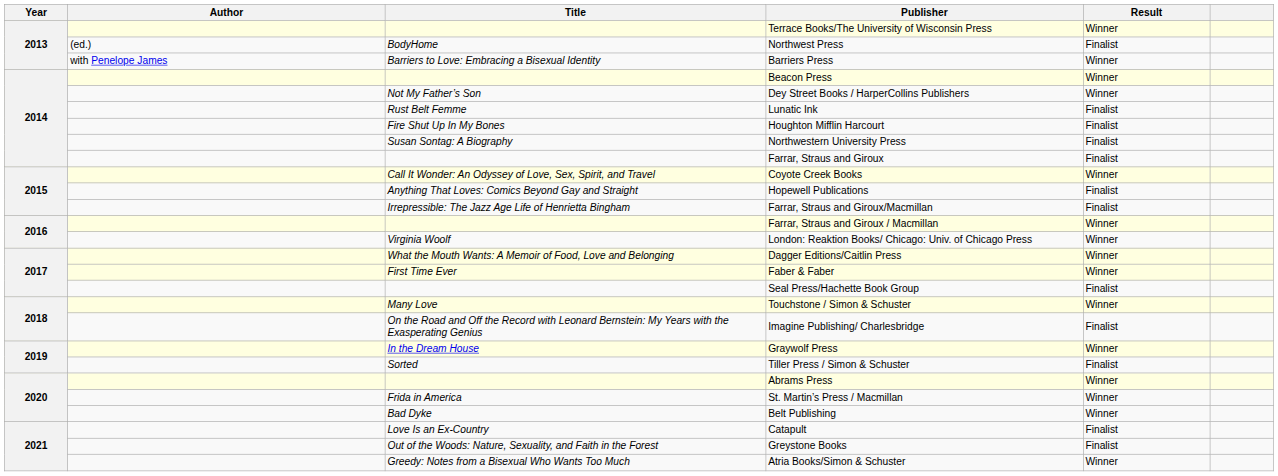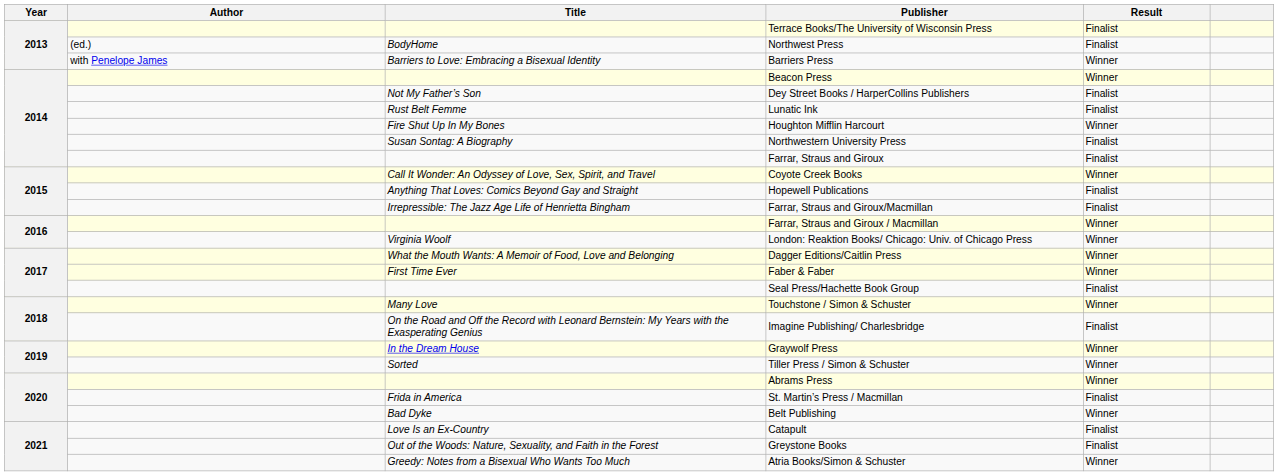(1102, 28) Winner -> (1102, 28) Finalist
(1102, 93) Winner -> (1102, 93) Finalist
(1102, 126) Finalist -> (1102, 126) Winner
(1102, 365) Finalist -> (1102, 365) Winner
(1102, 397) Winner -> (1102, 397) Finalist
